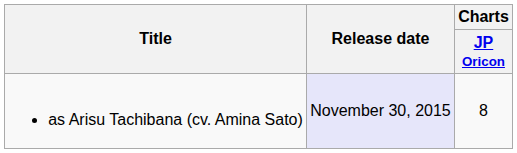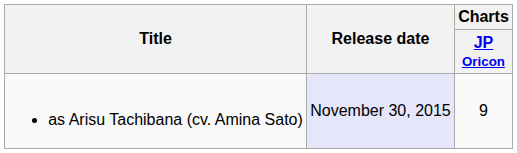(483, 110) 8 -> (483, 110) 9
